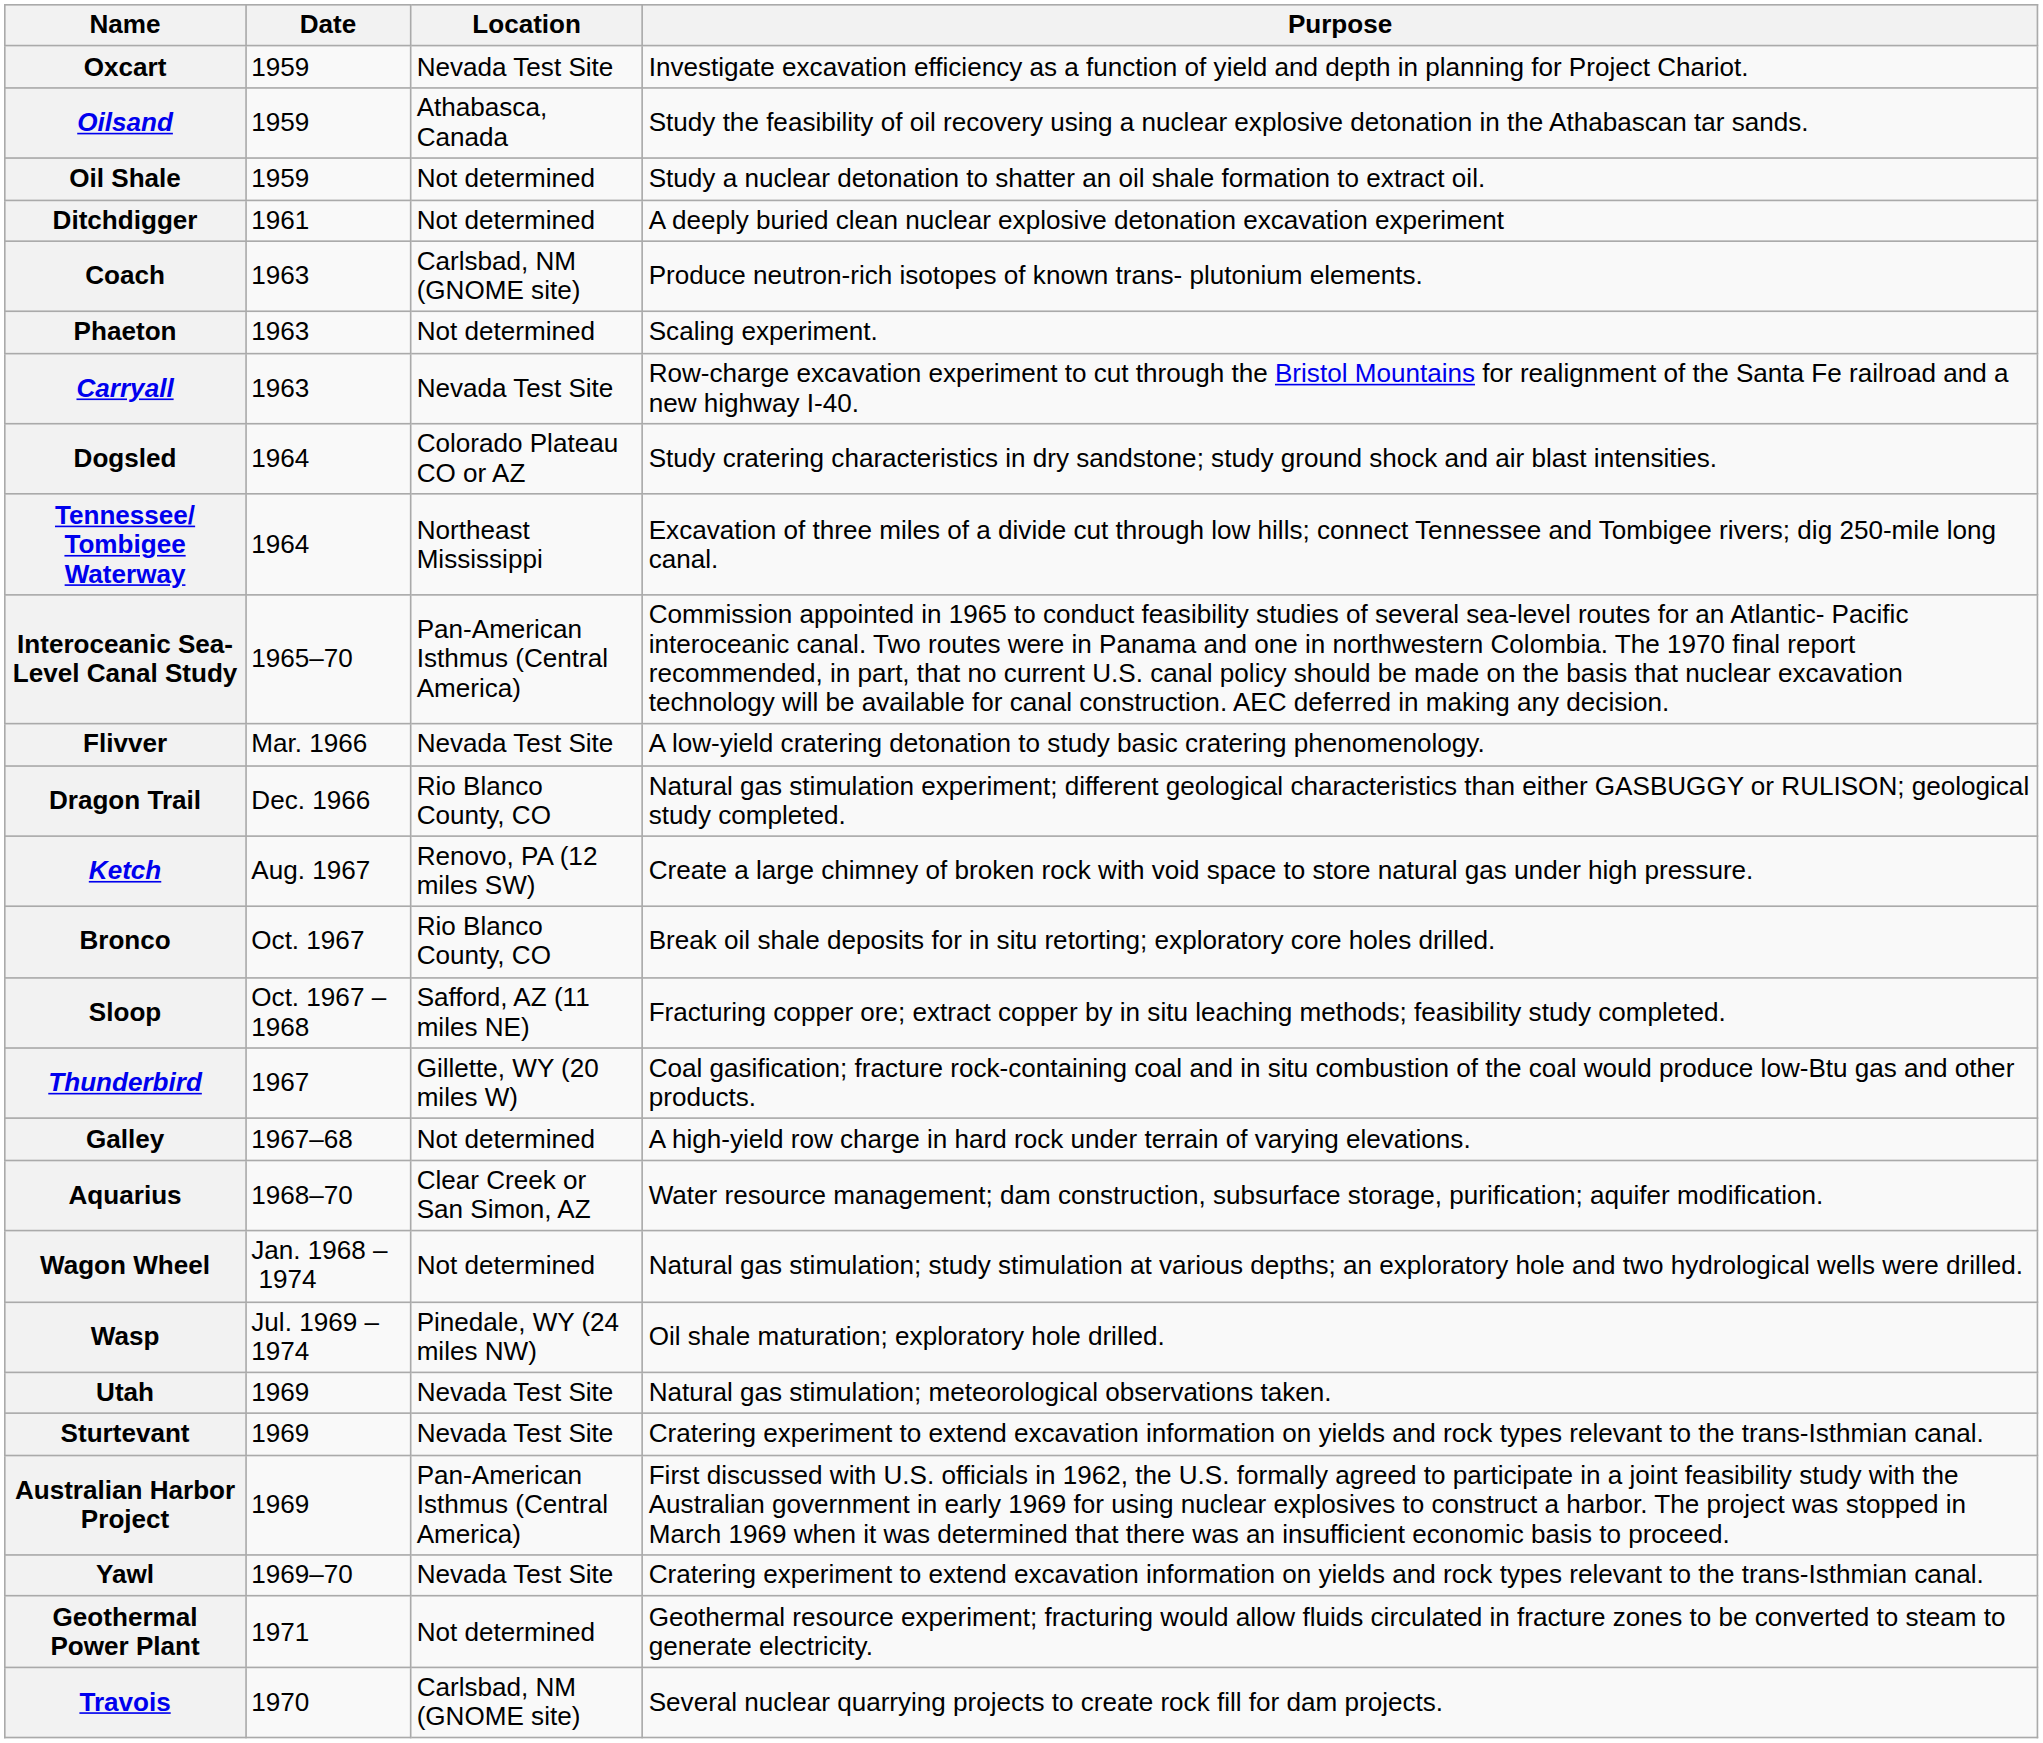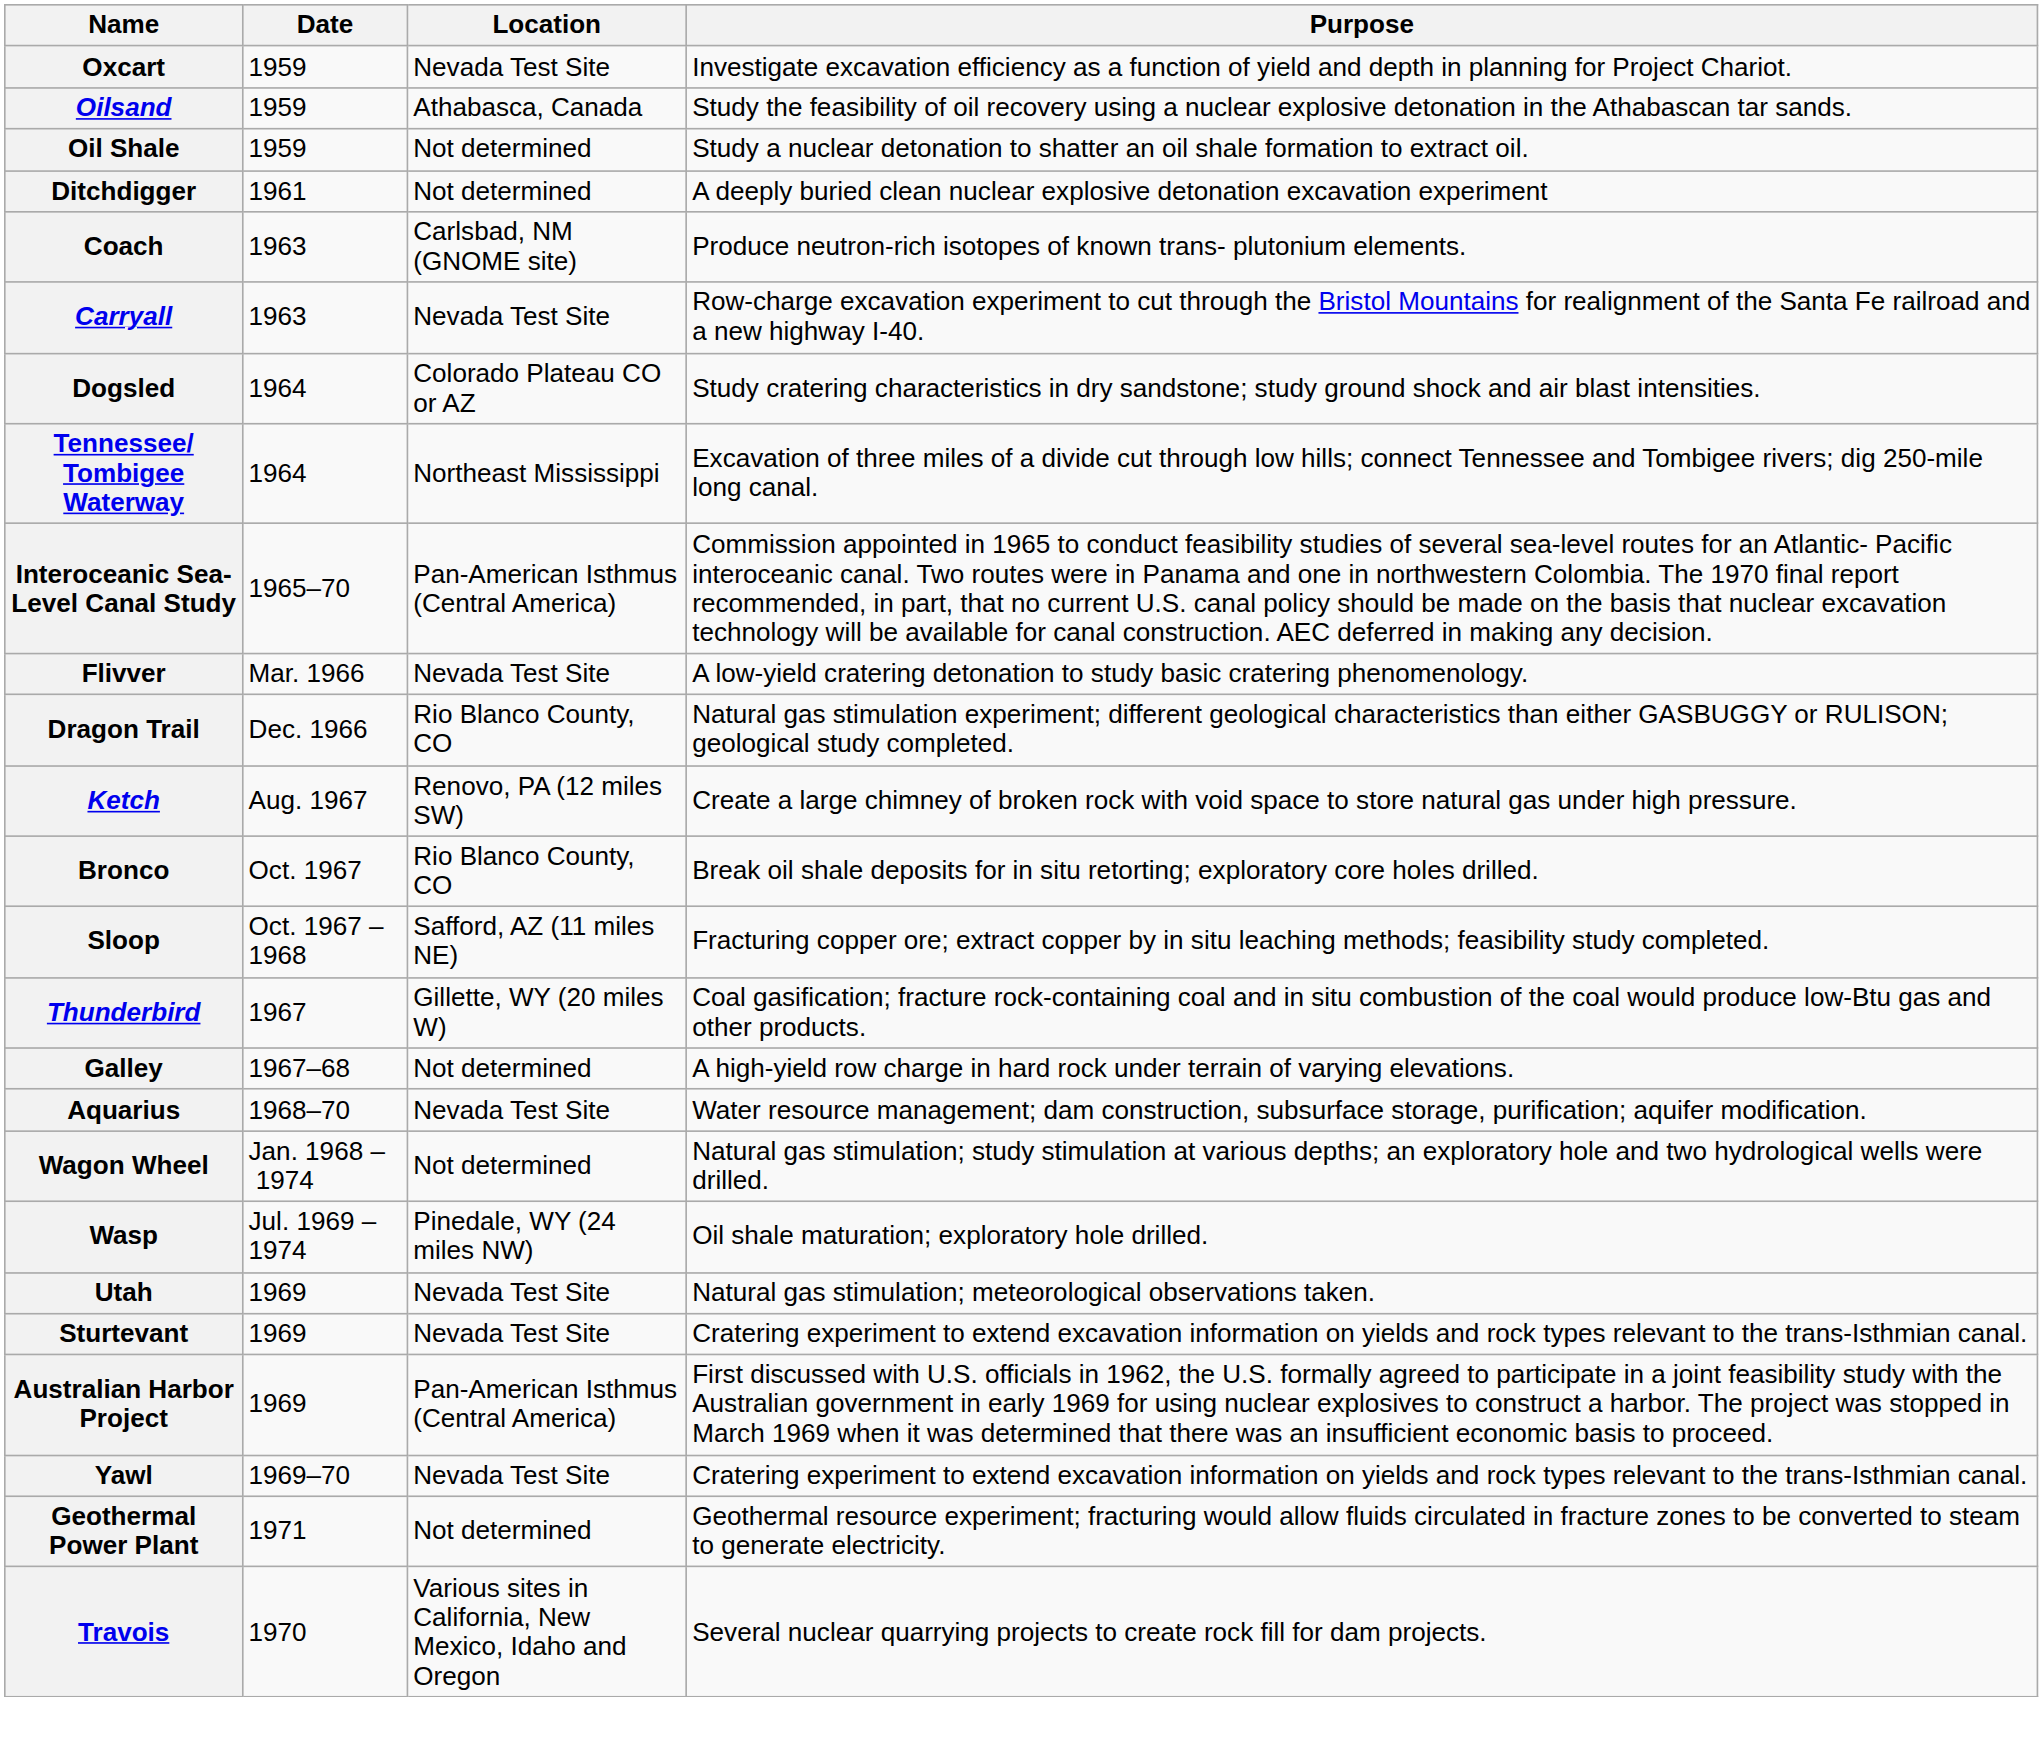- row: (125, 332)
(504, 1195) Clear Creek or San Simon, AZ -> (512, 1109) Nevada Test Site
(499, 1702) Carlsbad, NM (GNOME site) -> (520, 1631) Various sites in California, New Mexico, Idaho and Oregon
